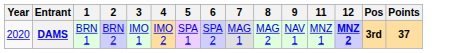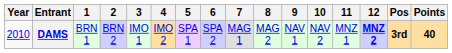+ column: (320, 12)
(18, 34) 2020 -> (18, 34) 2010
(404, 34) 37 -> (429, 34) 40
